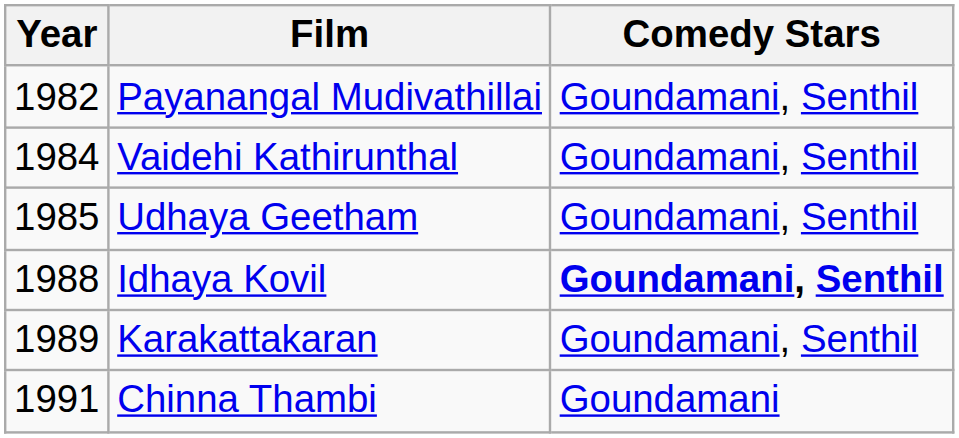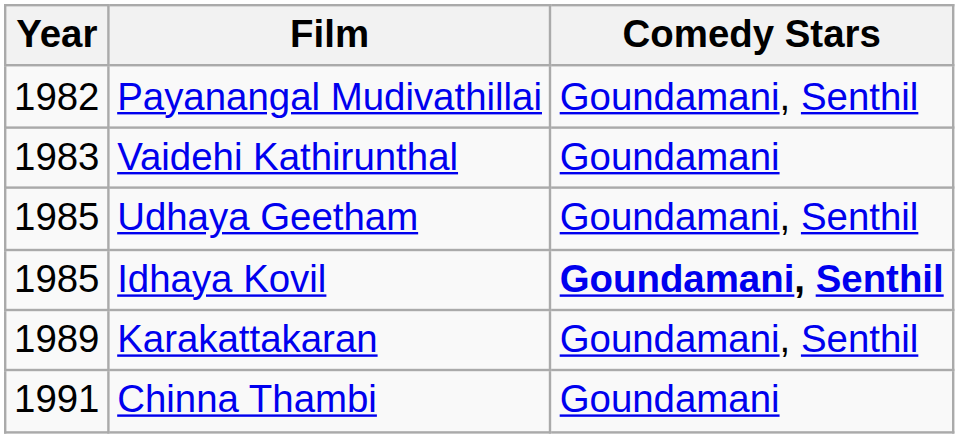(57, 156) 1984 -> (57, 156) 1983
(739, 156) Goundamani, Senthil -> (670, 156) Goundamani
(57, 278) 1988 -> (57, 278) 1985
